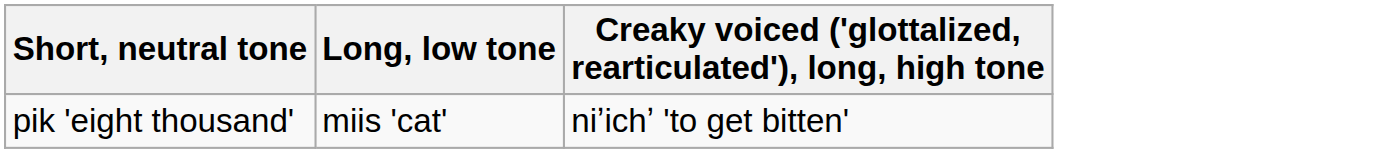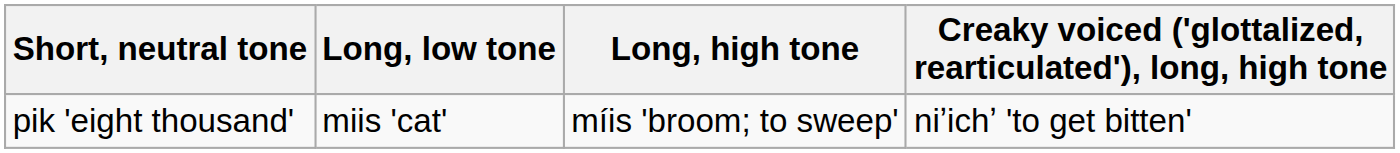+ column: (735, 49)
